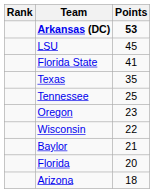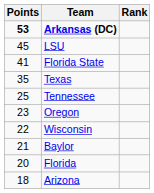columns swapped: (20, 12) <-> (131, 12)
